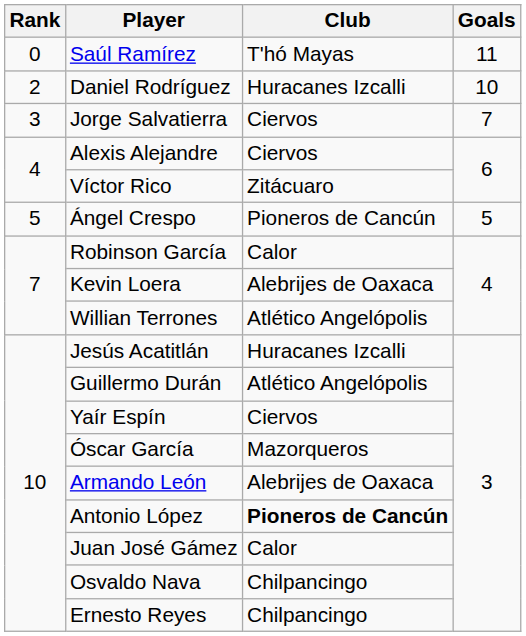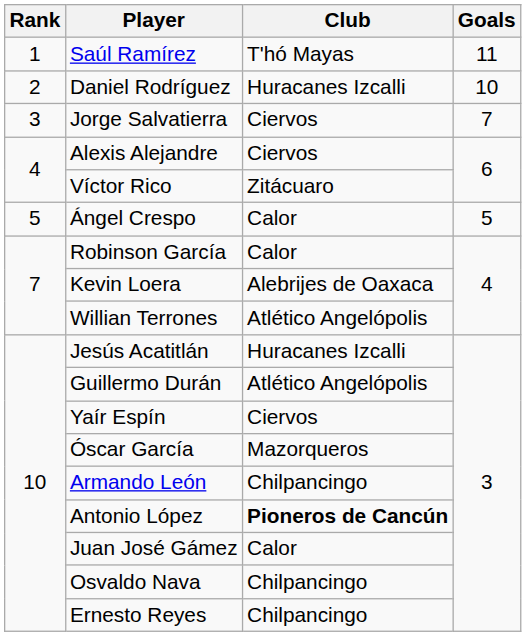(35, 53) 0 -> (35, 53) 1
(341, 218) Pioneros de Cancún -> (272, 218) Calor
(340, 482) Alebrijes de Oaxaca -> (307, 482) Chilpancingo
